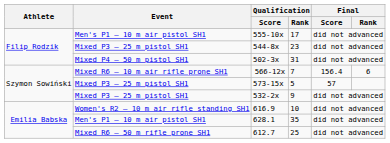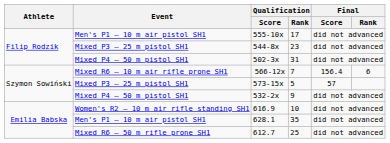(132, 95) Mixed P3 – 25 m pistol SH1 -> (132, 95) Mixed P4 – 50 m pistol SH1
